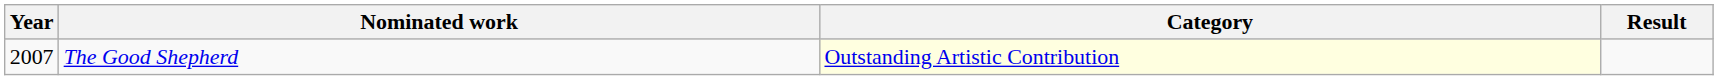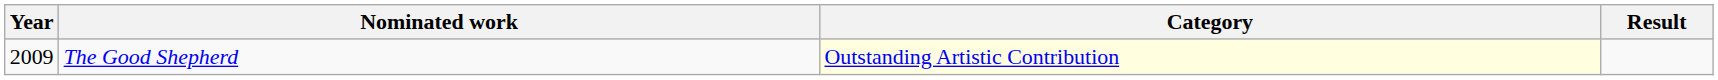(32, 56) 2007 -> (32, 56) 2009
